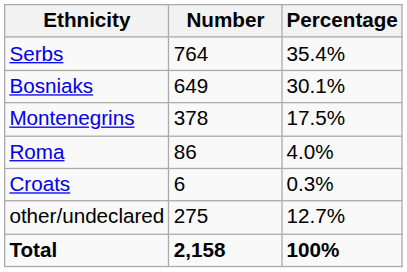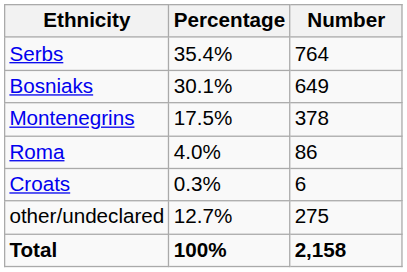columns swapped: (225, 20) <-> (342, 20)
